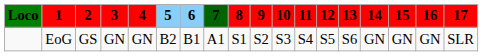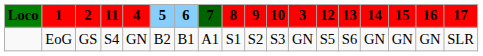columns swapped: (114, 16) <-> (305, 16)
